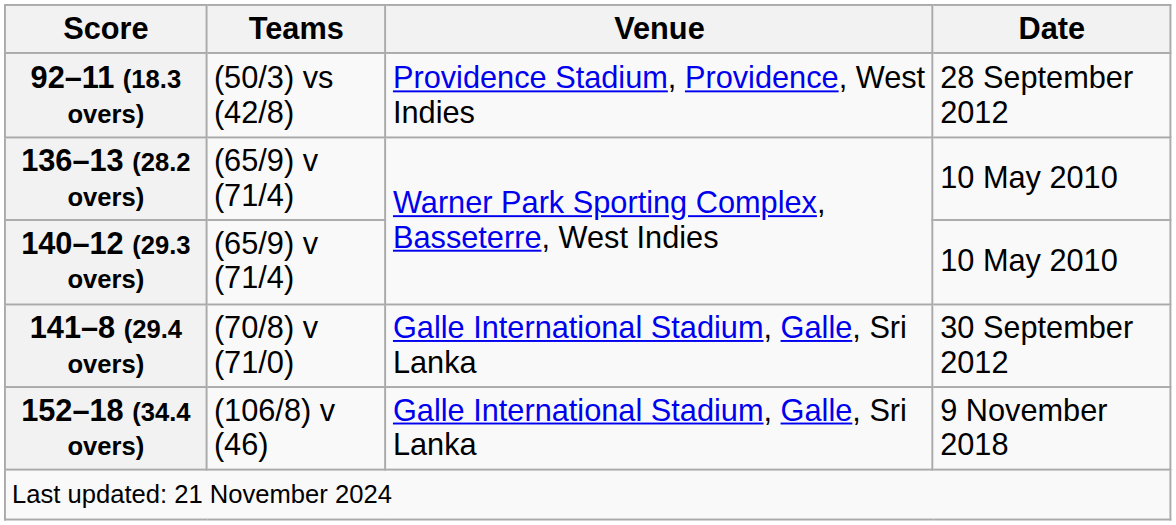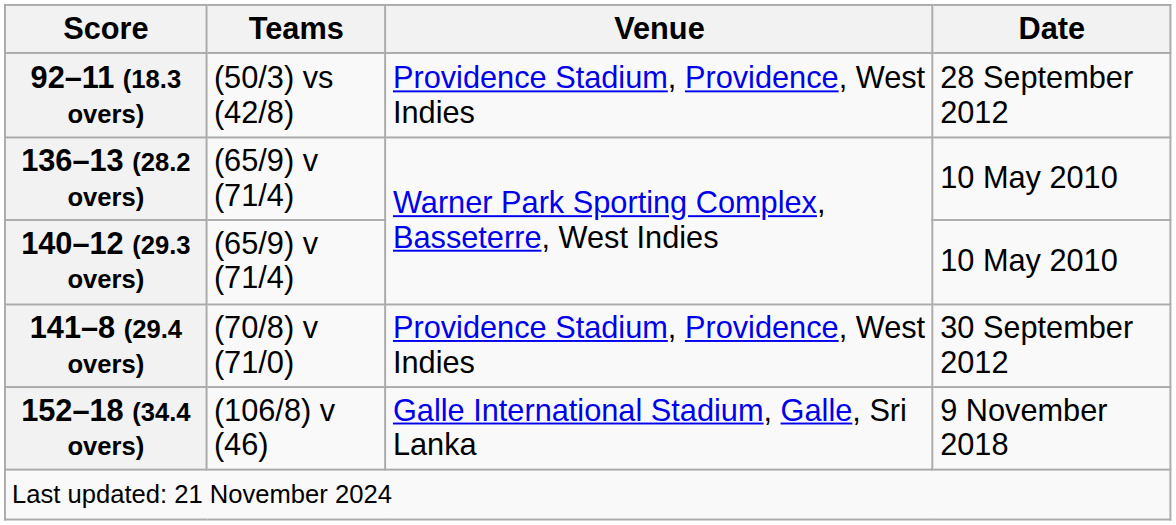(650, 344) Galle International Stadium, Galle, Sri Lanka -> (659, 344) Providence Stadium, Providence, West Indies
